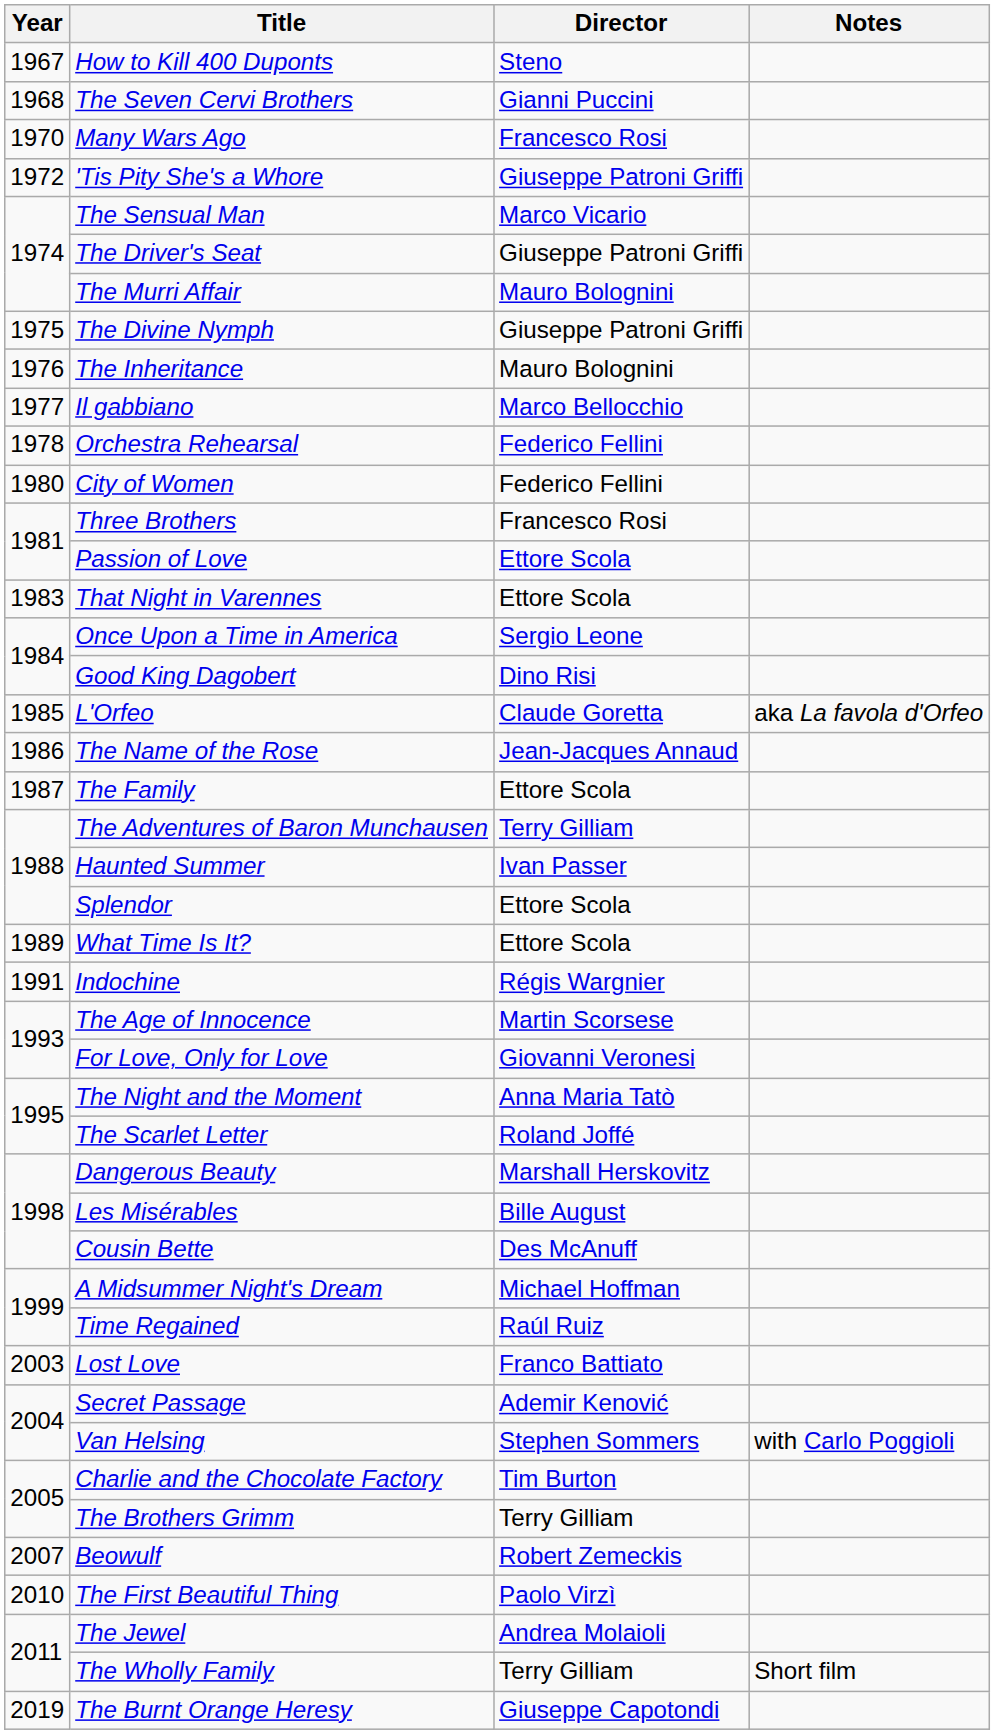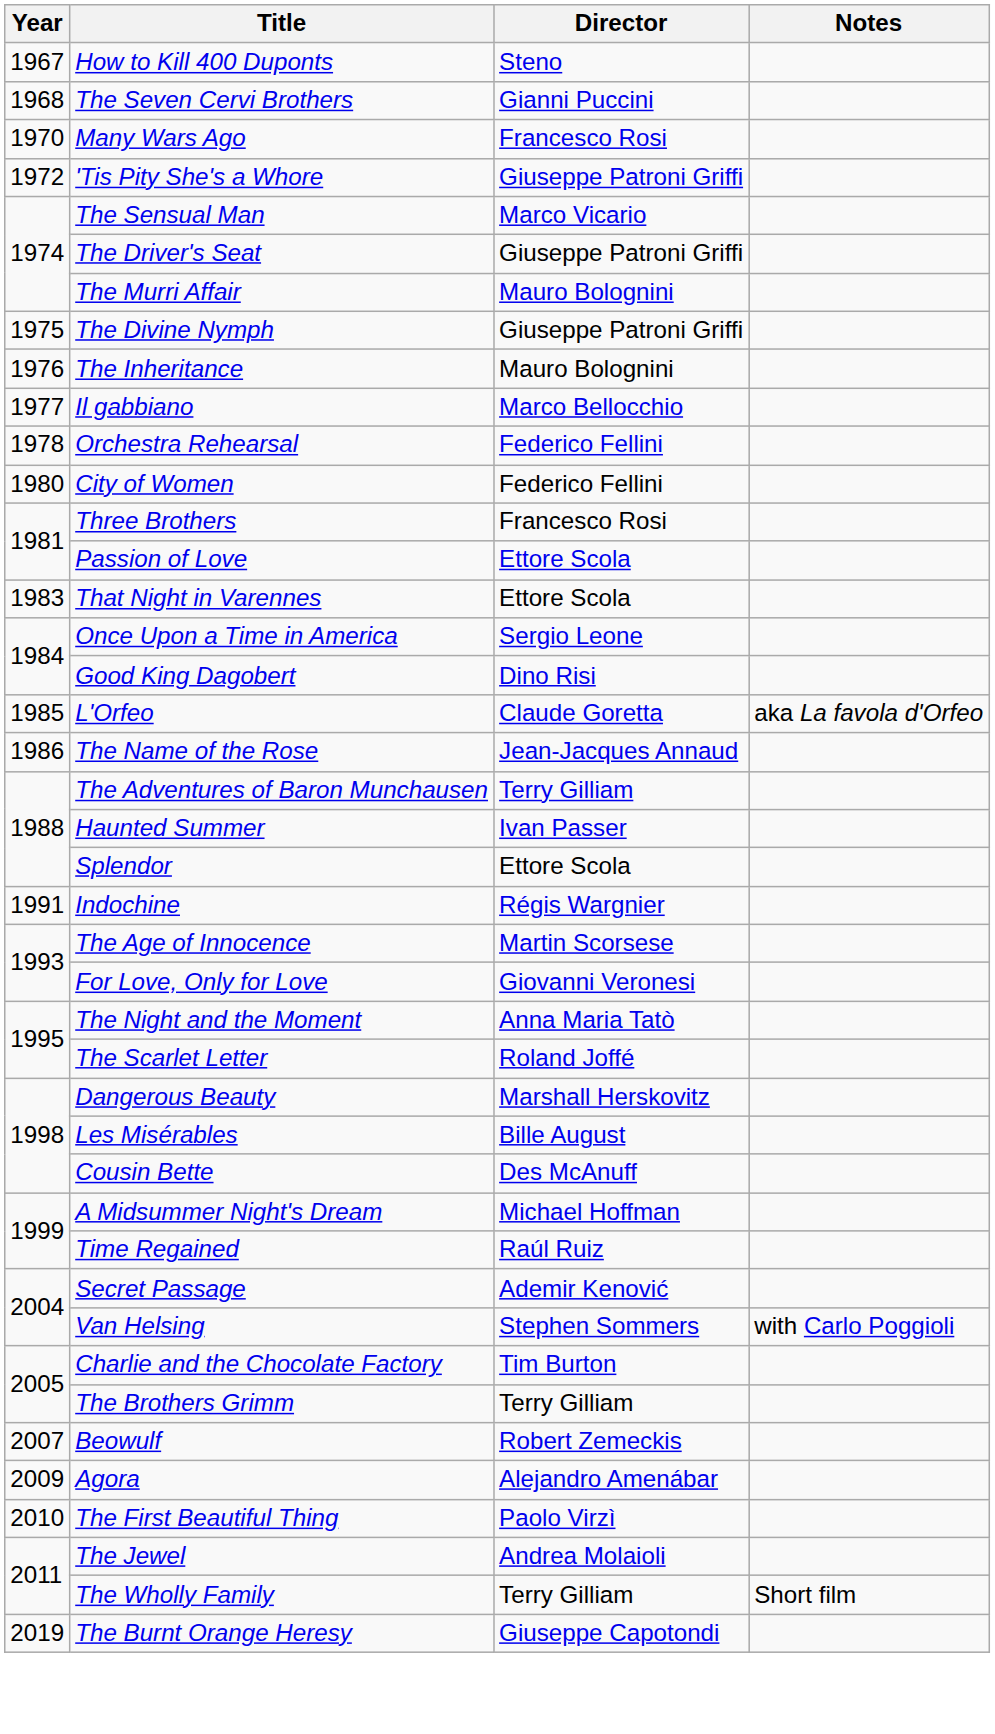- row: (135, 789)
- row: (163, 943)
- row: (128, 1364)
+ row: (107, 1479)
